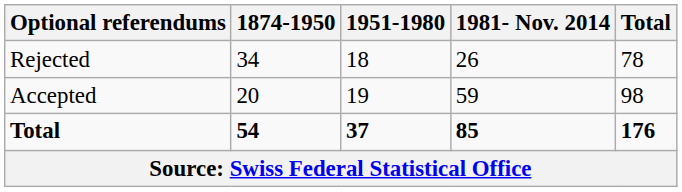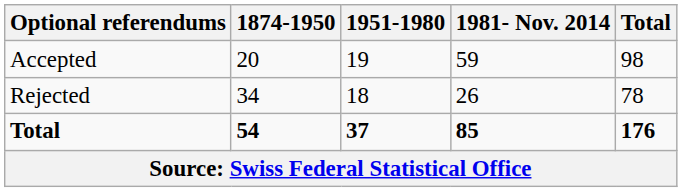rows swapped: (53, 95) <-> (50, 58)
